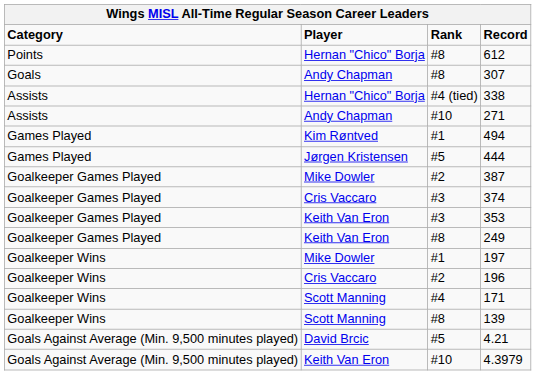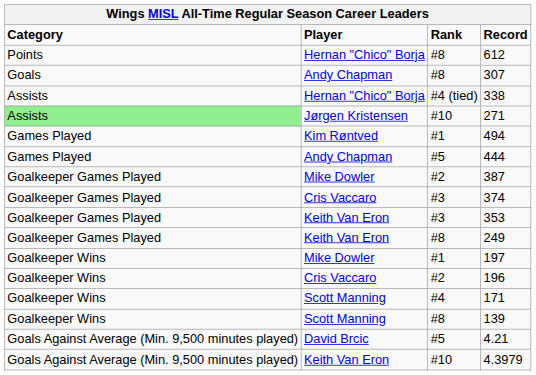(28, 116) no background -> (28, 116) lightgreen background
(348, 116) Andy Chapman -> (356, 116) Jørgen Kristensen
(356, 156) Jørgen Kristensen -> (348, 156) Andy Chapman
